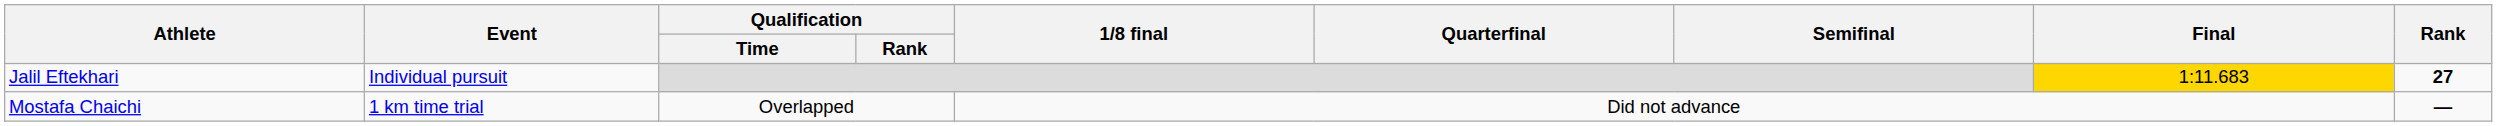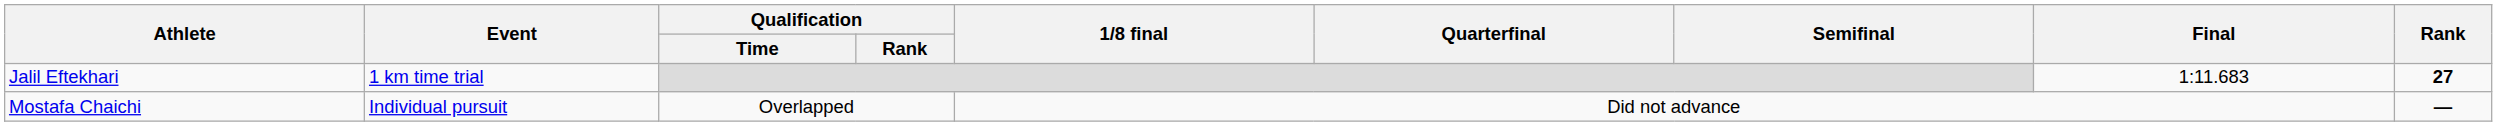(438, 78) Individual pursuit -> (426, 78) 1 km time trial
(2214, 78) gold background -> (2214, 78) no background
(426, 107) 1 km time trial -> (438, 107) Individual pursuit
